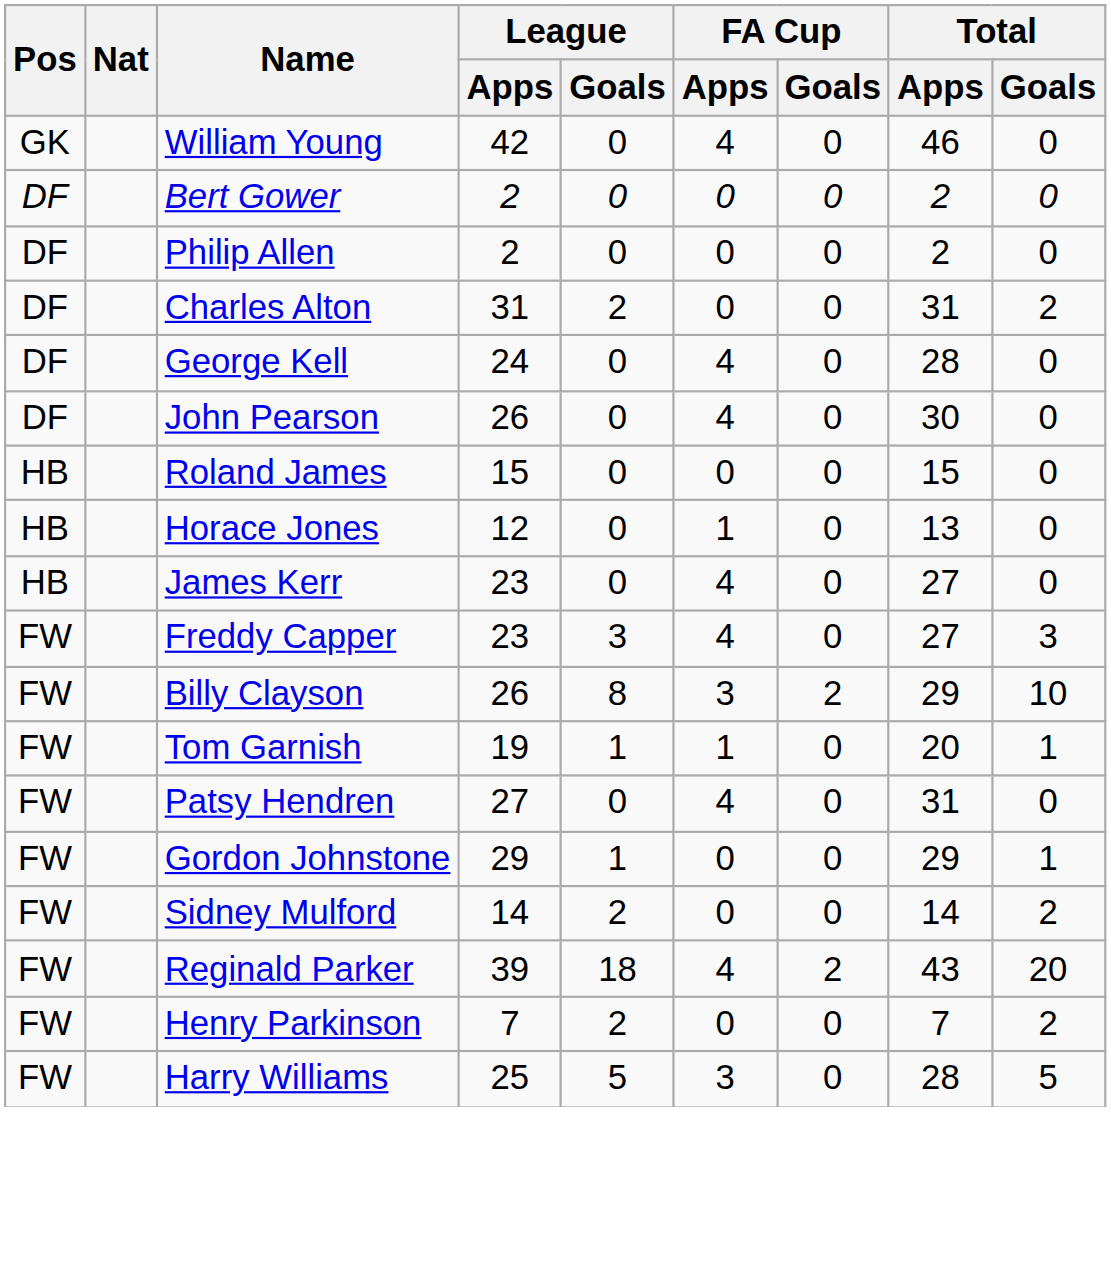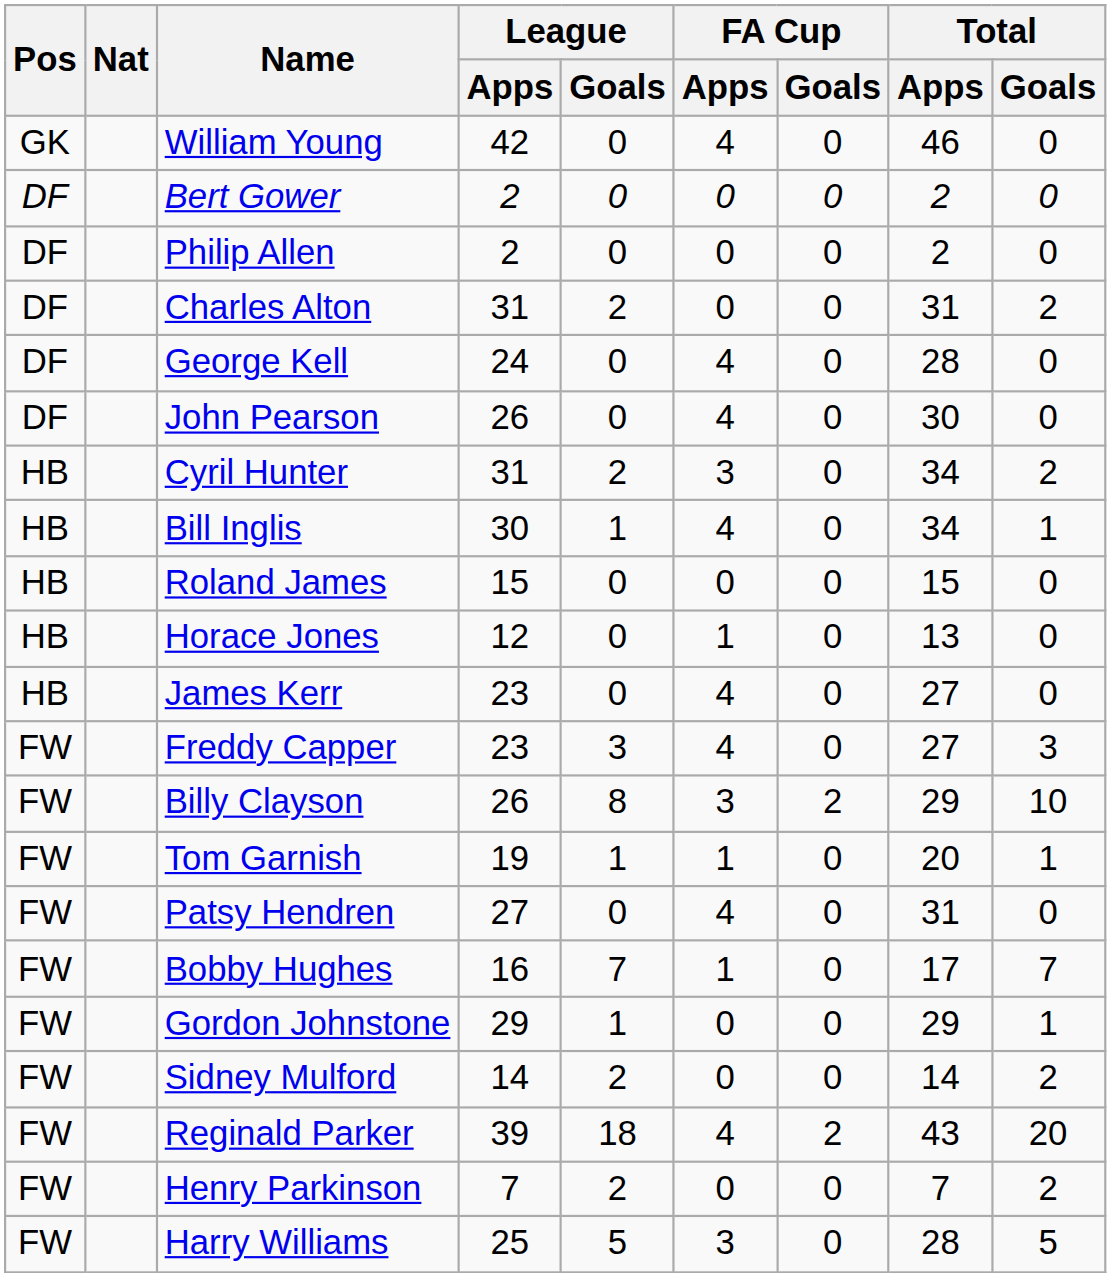+ row: (256, 472)
+ row: (233, 527)
+ row: (279, 968)
